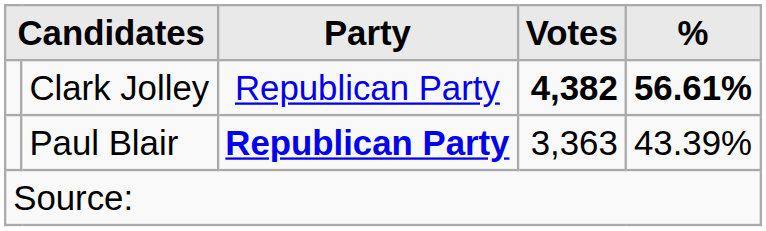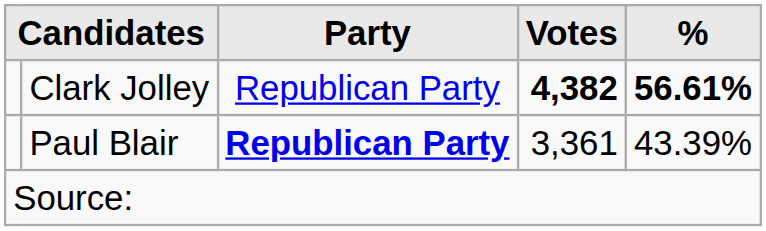(574, 143) 3,363 -> (574, 143) 3,361
